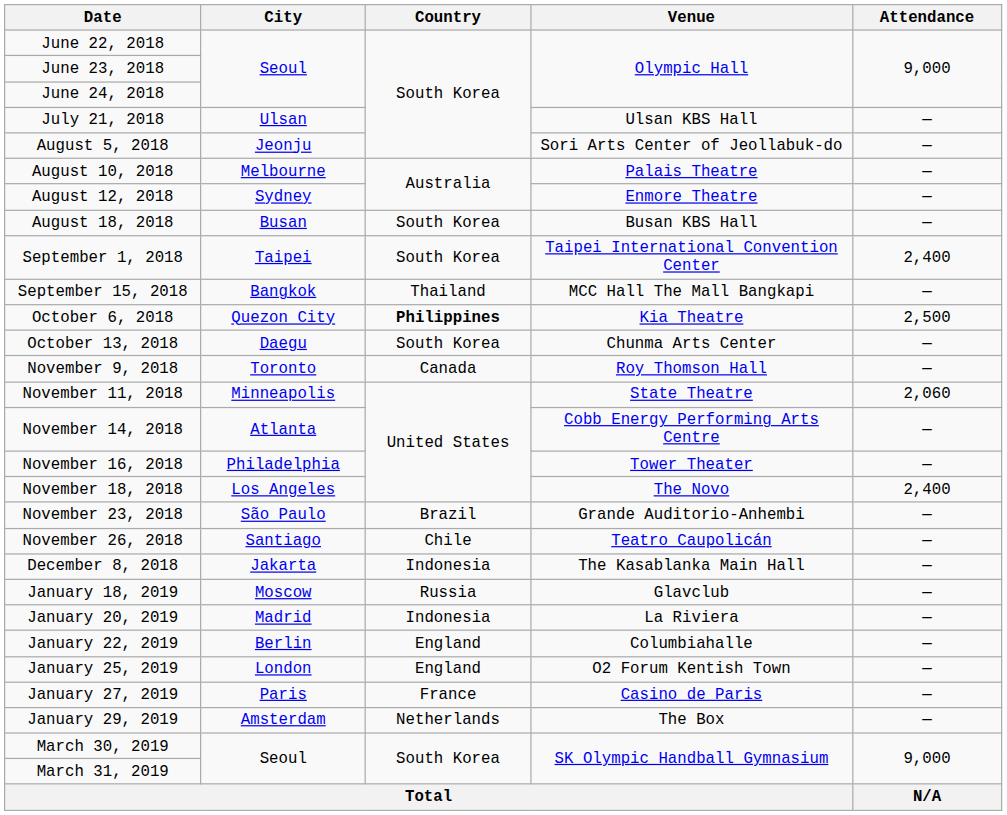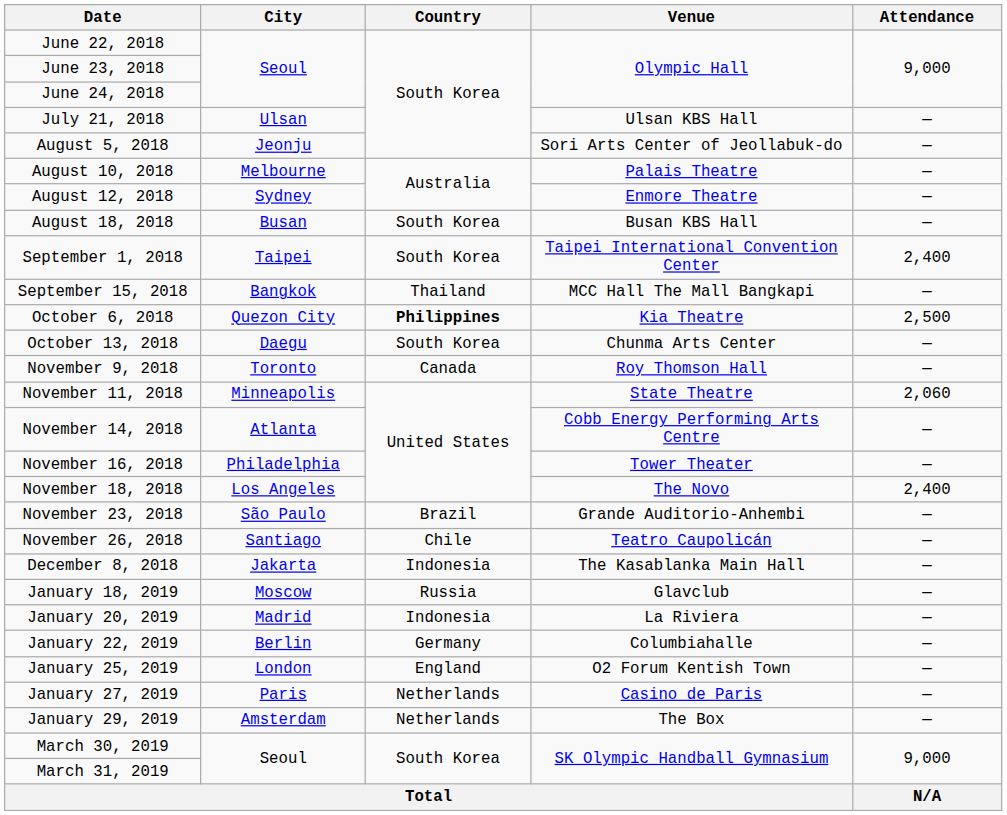(448, 643) England -> (448, 643) Germany
(448, 695) France -> (448, 695) Netherlands
